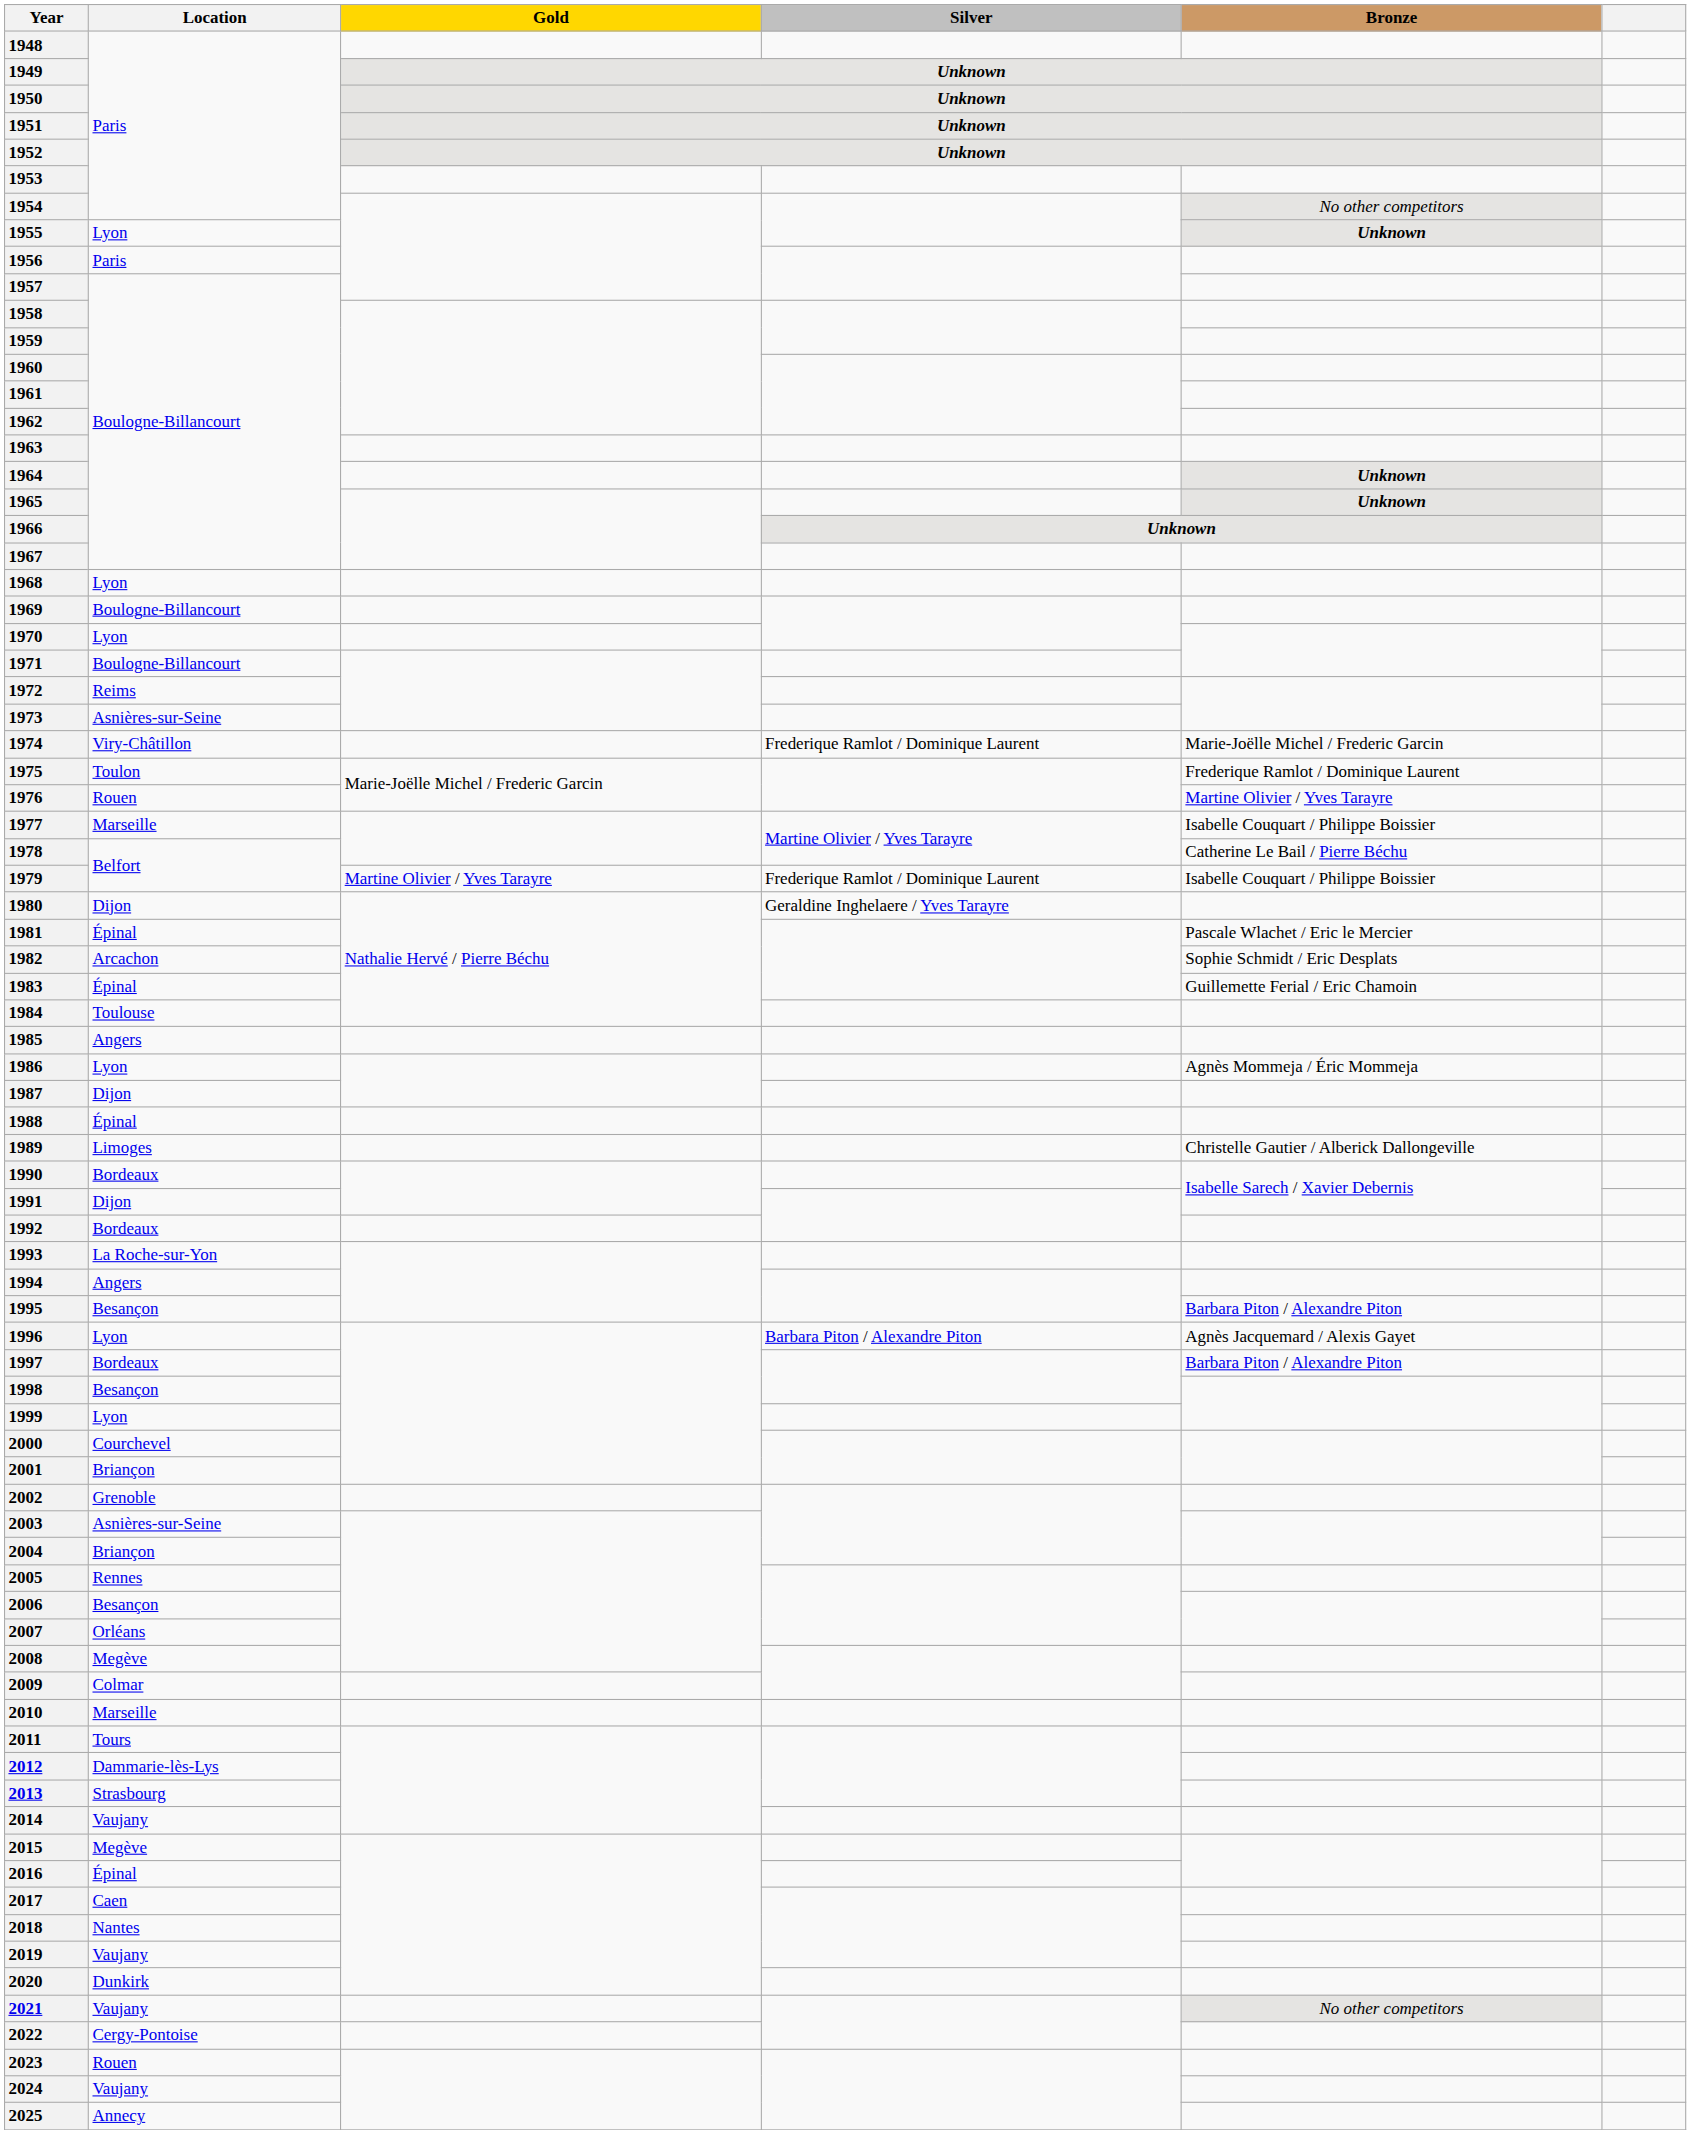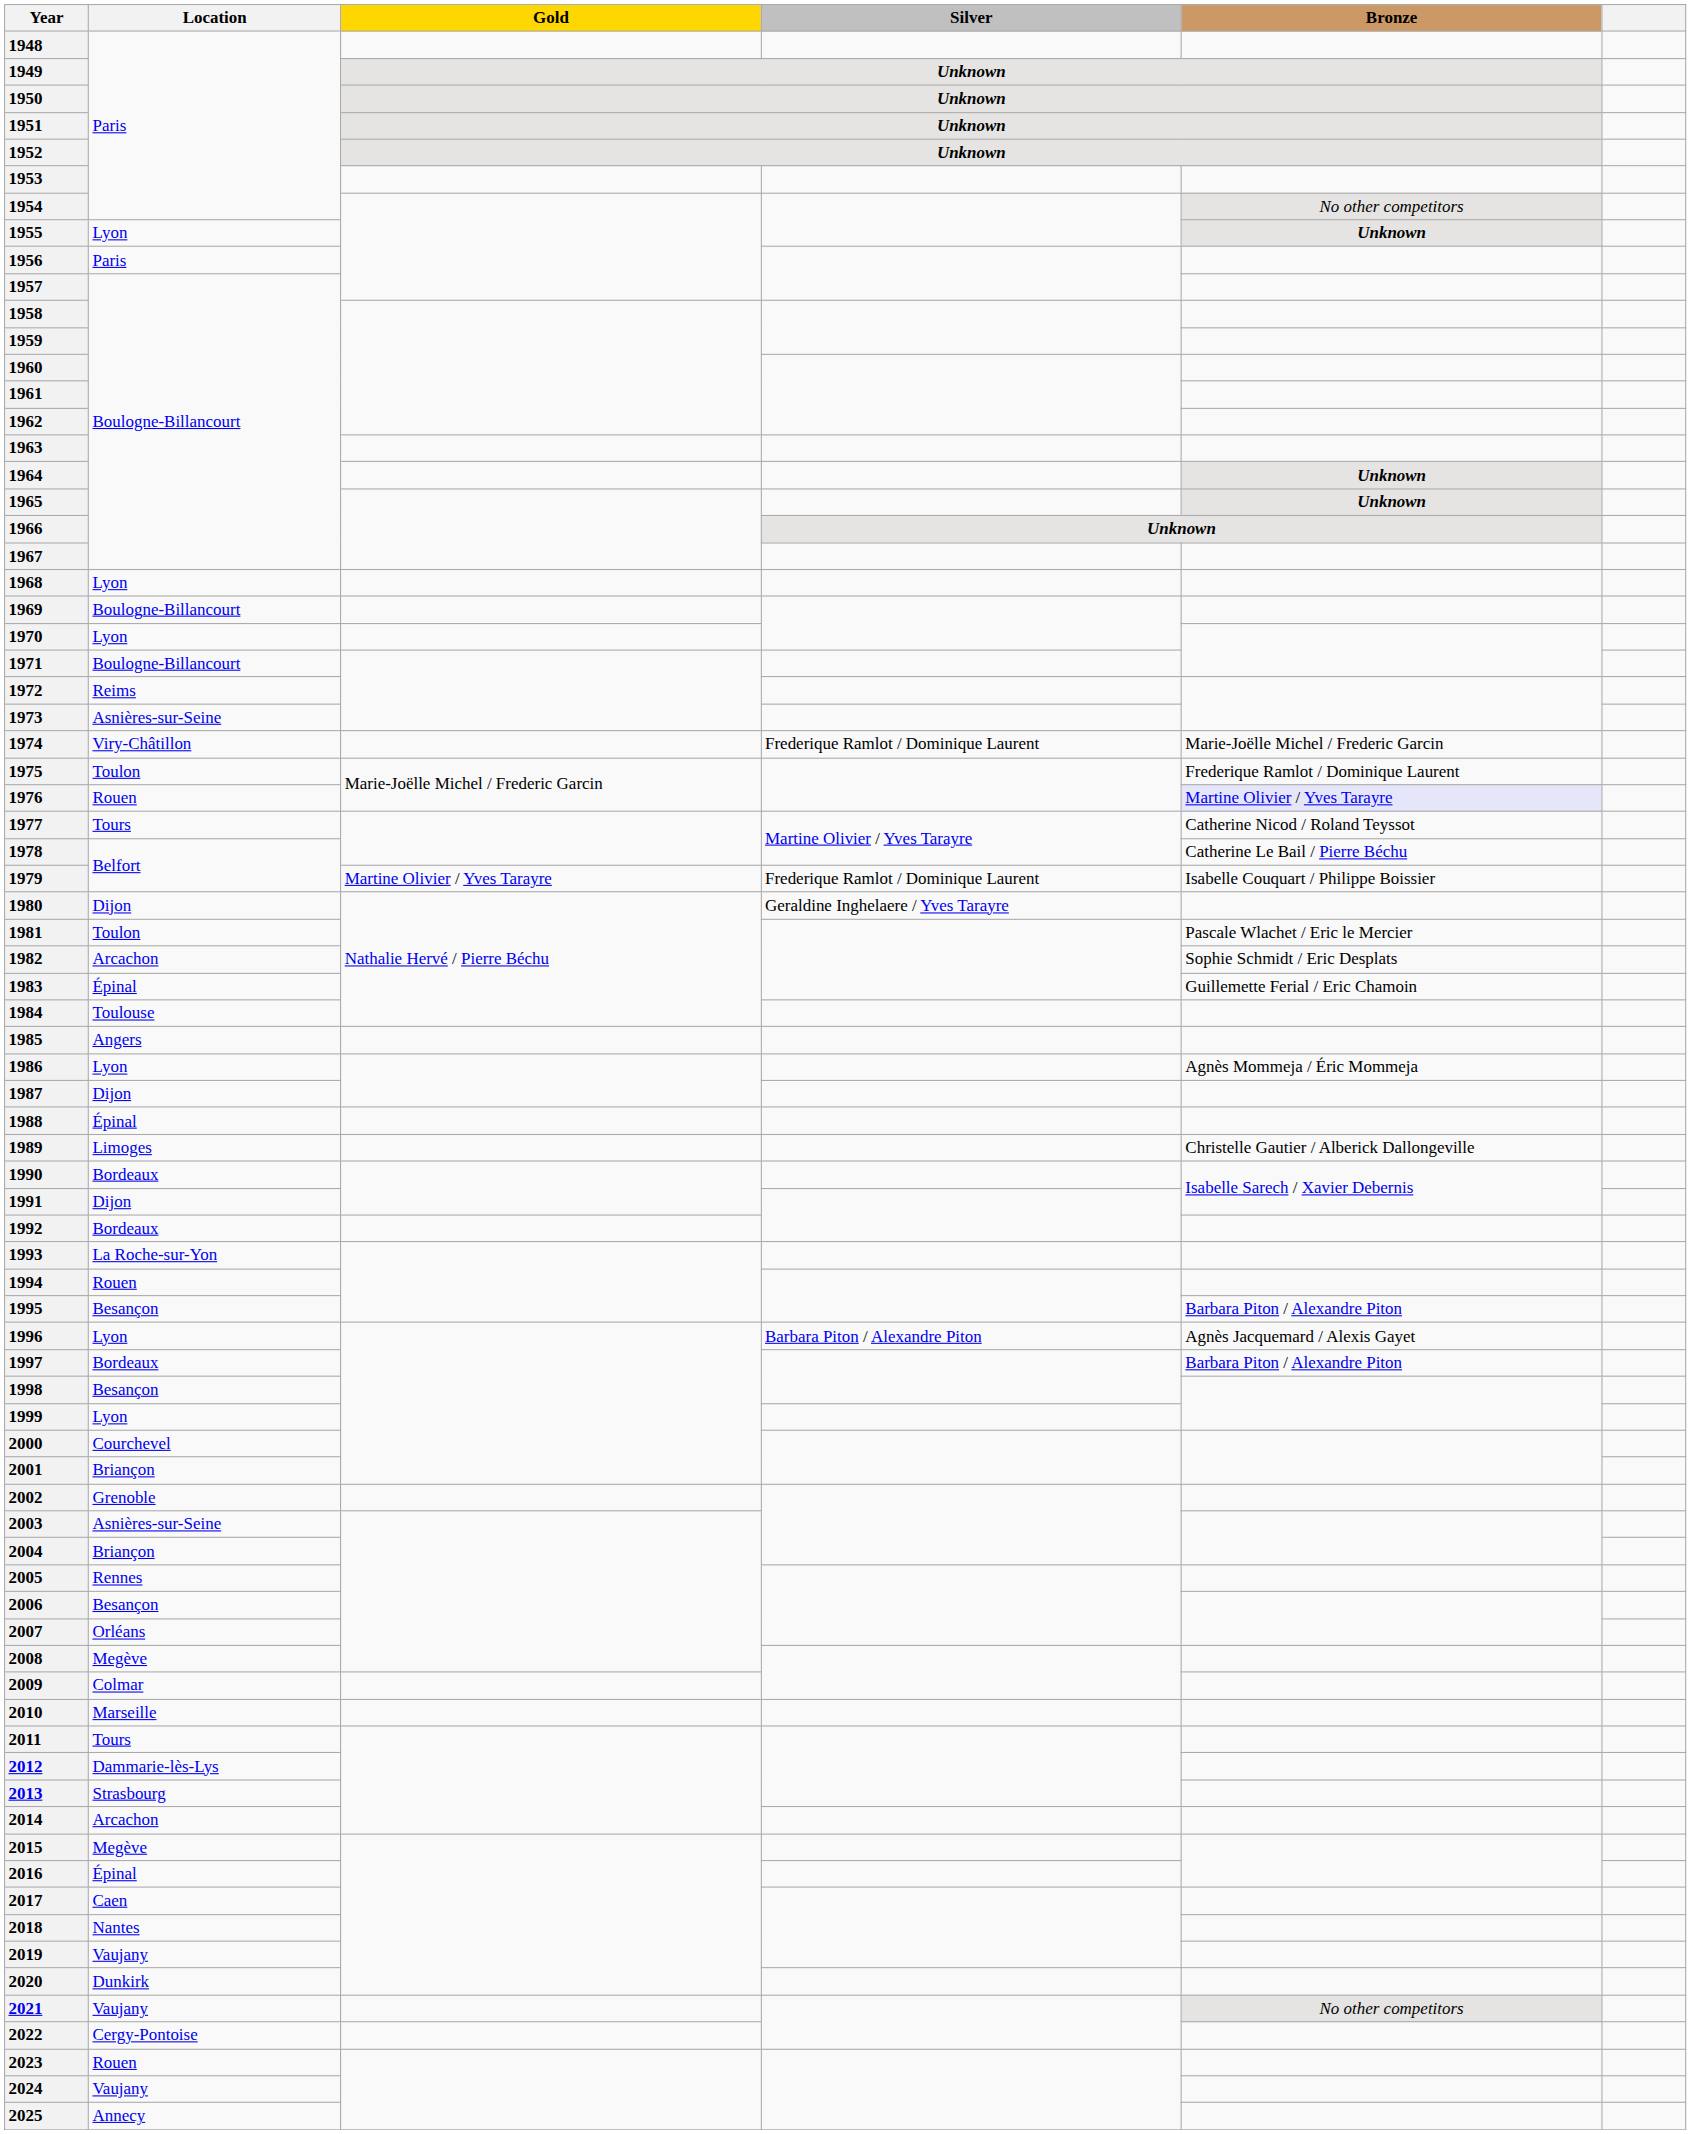(1289, 797) no background -> (1289, 797) lavender background
(125, 824) Marseille -> (112, 824) Tours
(1310, 824) Isabelle Couquart / Philippe Boissier -> (1300, 824) Catherine Nicod / Roland Teyssot
(115, 932) Épinal -> (116, 932) Toulon
(117, 1282) Angers -> (115, 1282) Rouen
(120, 1820) Vaujany -> (125, 1820) Arcachon
